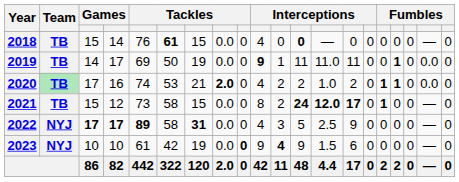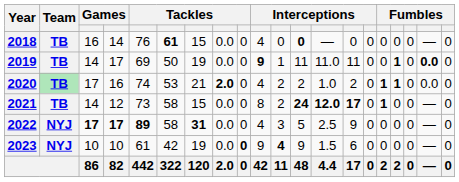(91, 41) 15 -> (91, 41) 16
(429, 62) normal -> (429, 62) bold
(91, 104) 15 -> (91, 104) 14
